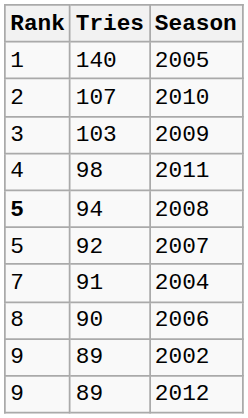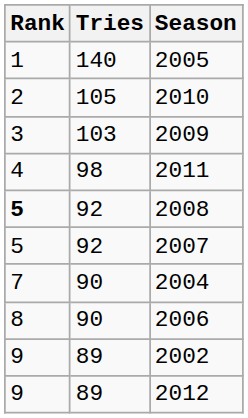(96, 98) 107 -> (96, 98) 105
(89, 209) 94 -> (89, 209) 92
(89, 283) 91 -> (89, 283) 90
